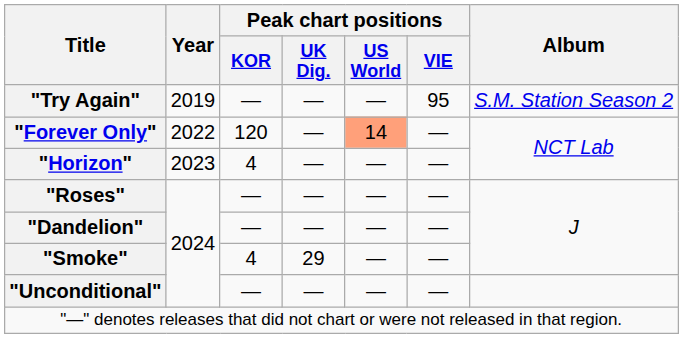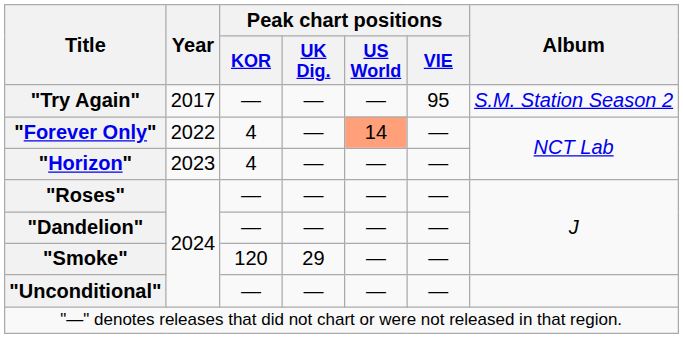(193, 100) 2019 -> (193, 100) 2017
(251, 132) 120 -> (251, 132) 4
(251, 259) 4 -> (251, 259) 120
